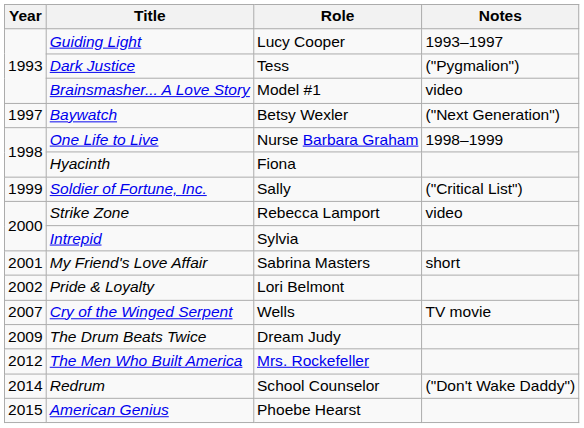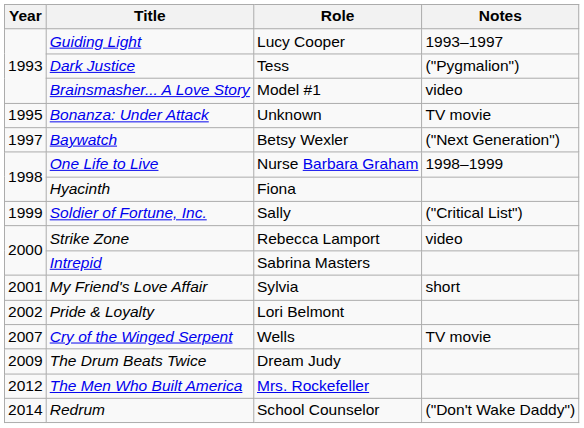+ row: (129, 115)
(278, 238) Sylvia -> (314, 262) Sabrina Masters
(314, 262) Sabrina Masters -> (278, 287) Sylvia
- row: (109, 410)
